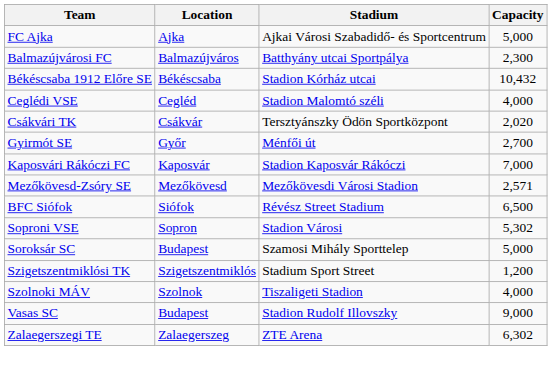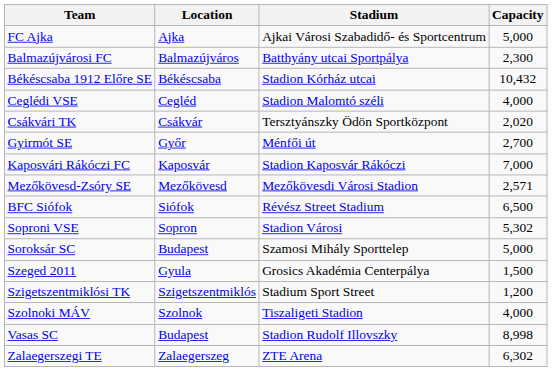+ row: (42, 270)
(518, 313) 9,000 -> (518, 334) 8,998
